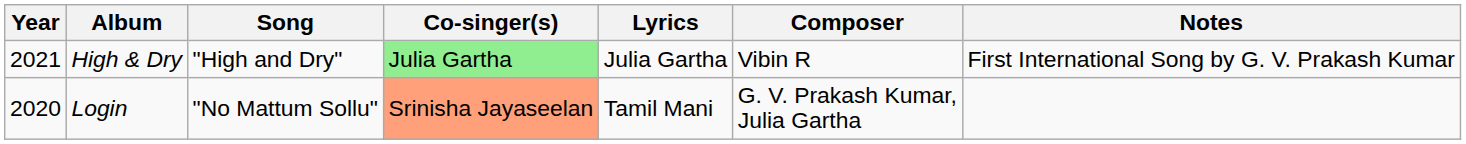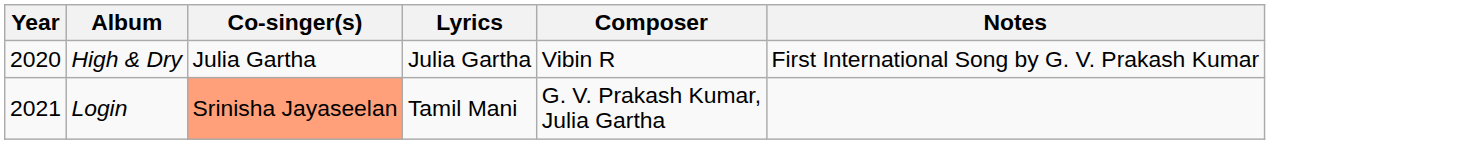- column: (285, 22)
(35, 58) 2021 -> (35, 58) 2020
(450, 58) lightgreen background -> (254, 58) no background
(35, 108) 2020 -> (35, 108) 2021
